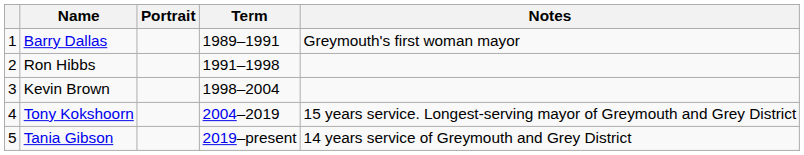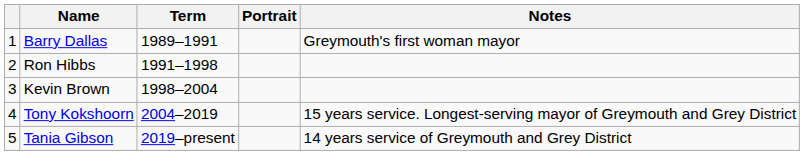columns swapped: (168, 16) <-> (250, 16)
